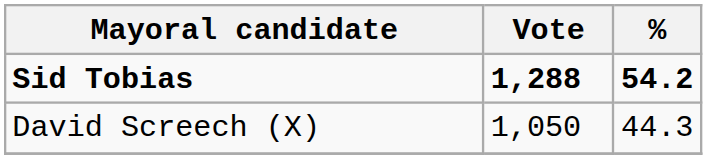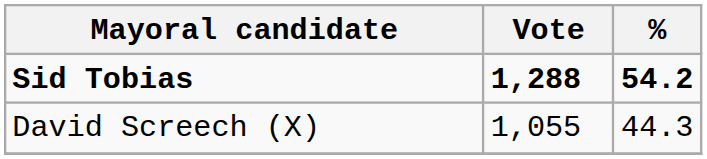(536, 128) 1,050 -> (536, 128) 1,055
